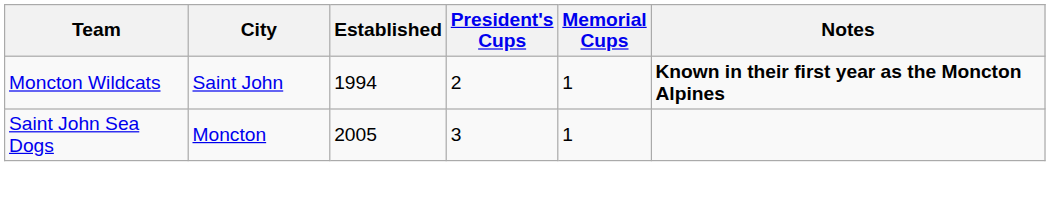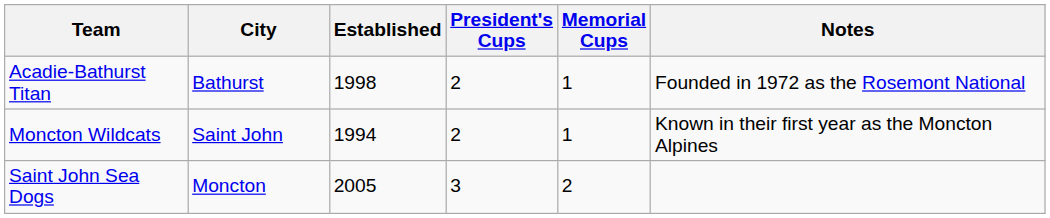+ row: (77, 82)
(838, 82) bold -> (824, 134) normal
(568, 134) 1 -> (567, 186) 2
